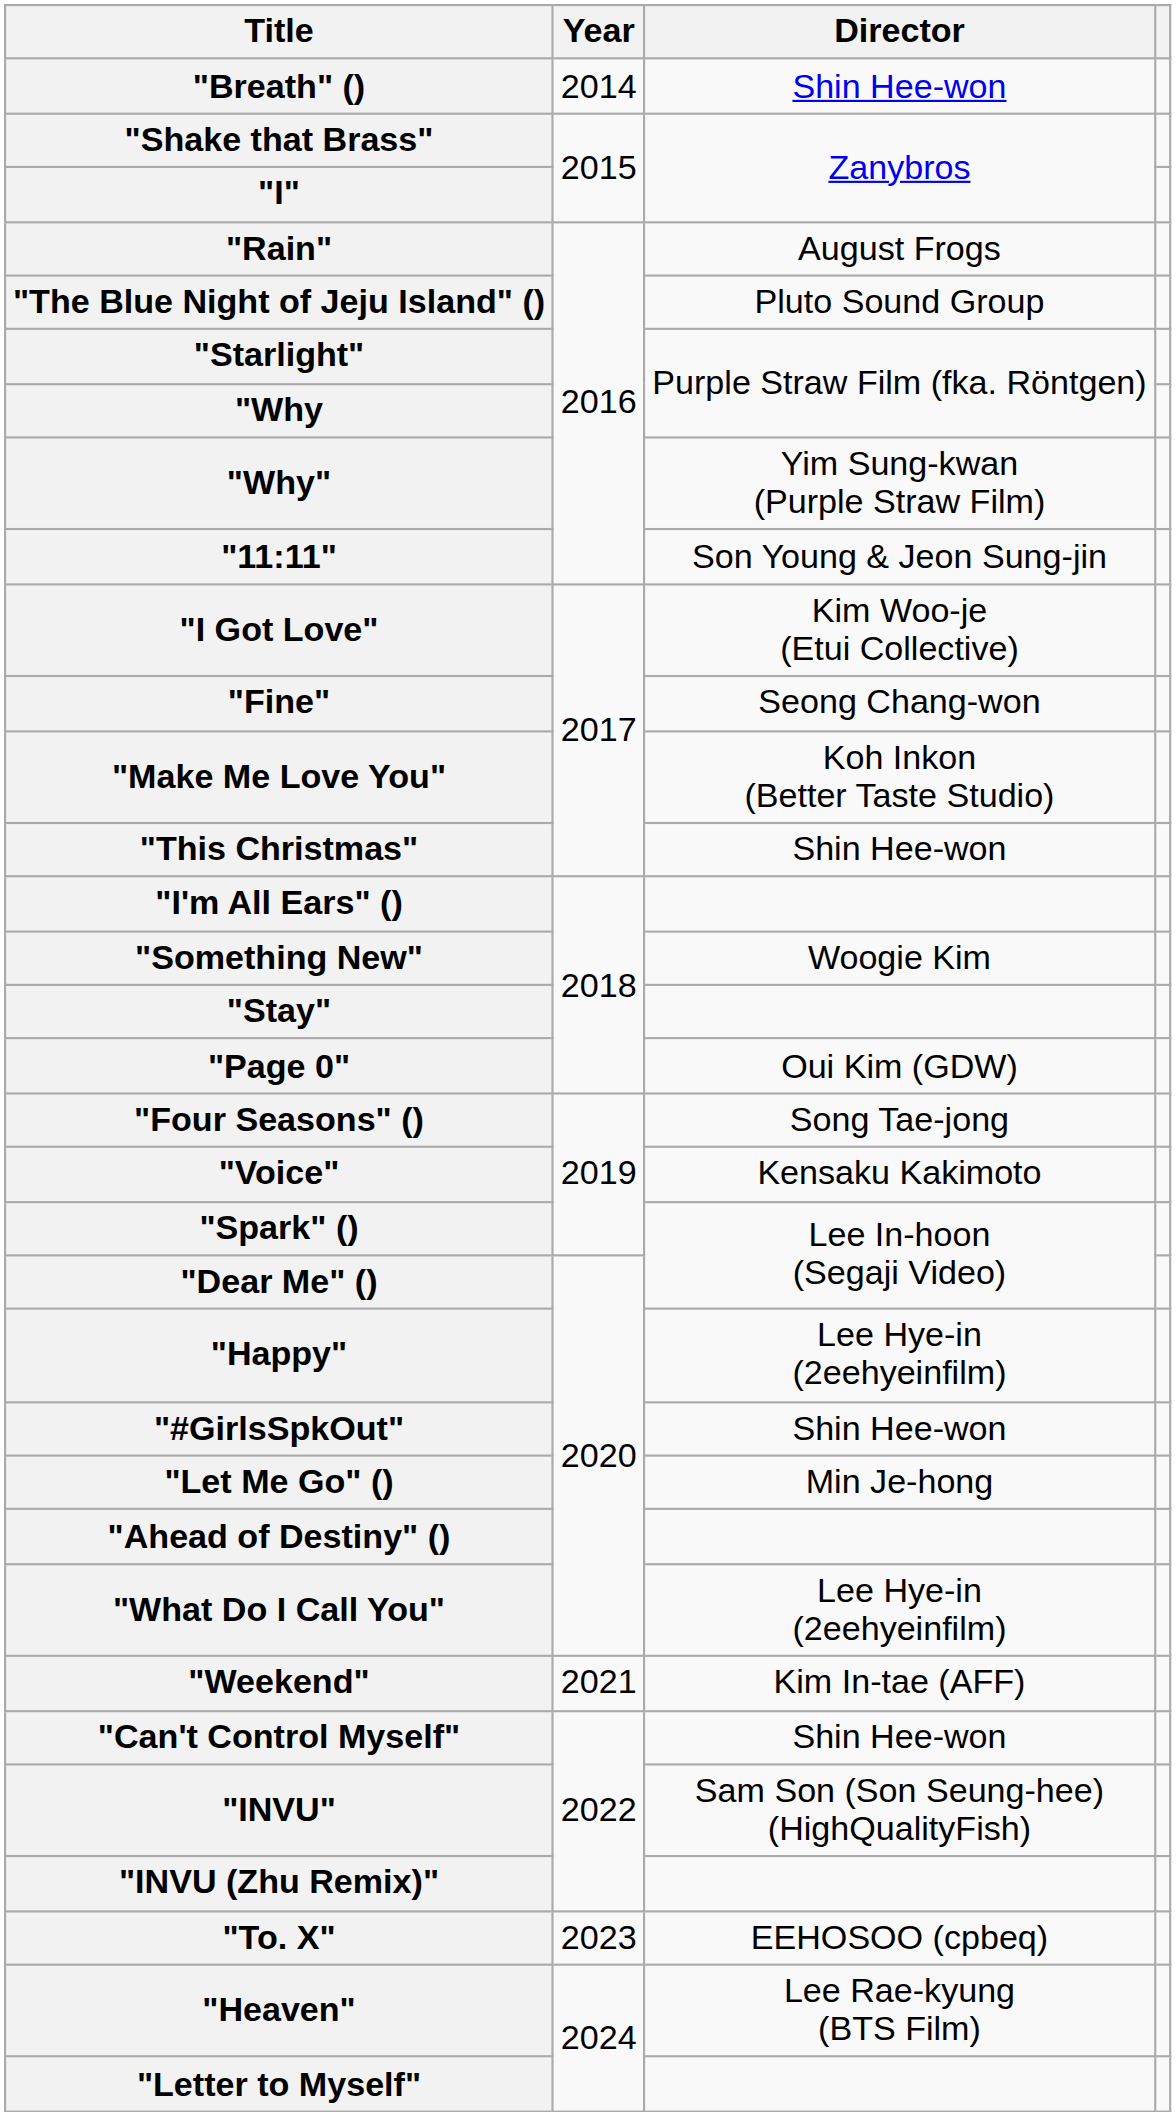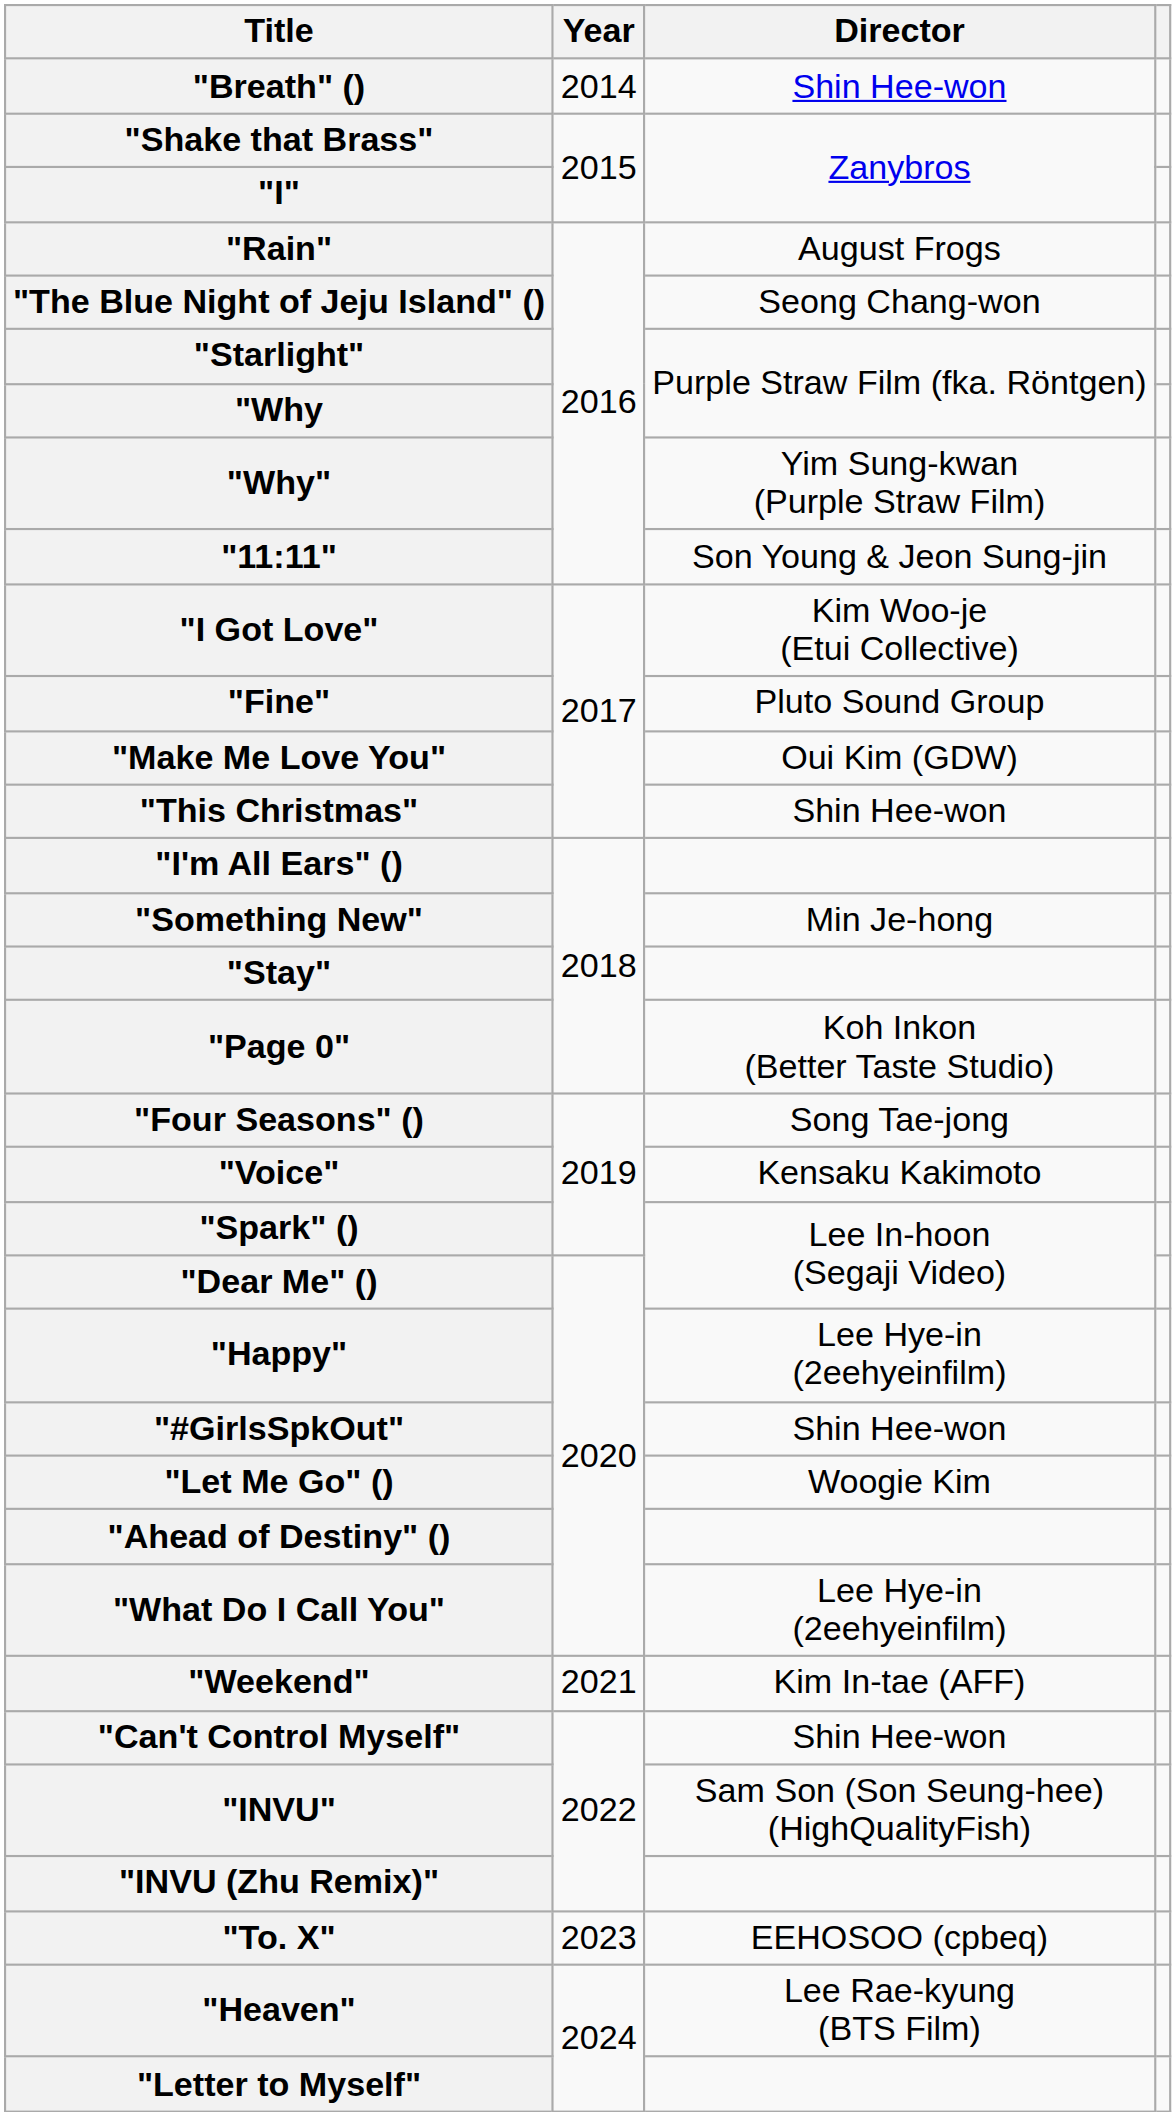(899, 301) Pluto Sound Group -> (899, 301) Seong Chang-won
(899, 702) Seong Chang-won -> (899, 702) Pluto Sound Group
(899, 775) Koh Inkon (Better Taste Studio) -> (899, 756) Oui Kim (GDW)
(899, 957) Woogie Kim -> (899, 918) Min Je-hong
(899, 1065) Oui Kim (GDW) -> (899, 1046) Koh Inkon (Better Taste Studio)
(899, 1482) Min Je-hong -> (899, 1482) Woogie Kim
